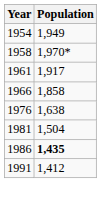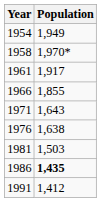(51, 91) 1,858 -> (51, 91) 1,855
+ row: (19, 110)
(51, 129) 1,504 -> (51, 149) 1,503
